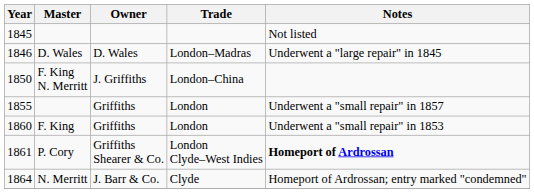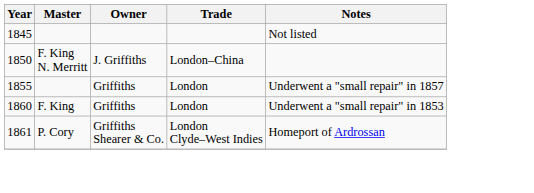- row: (20, 53)
(331, 152) bold -> (327, 132) normal
- row: (20, 178)
